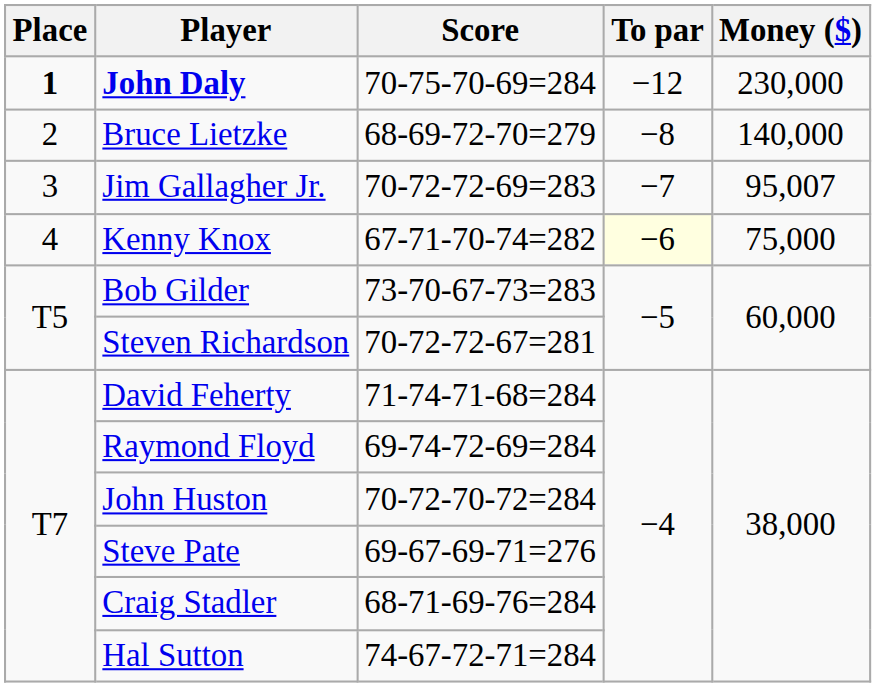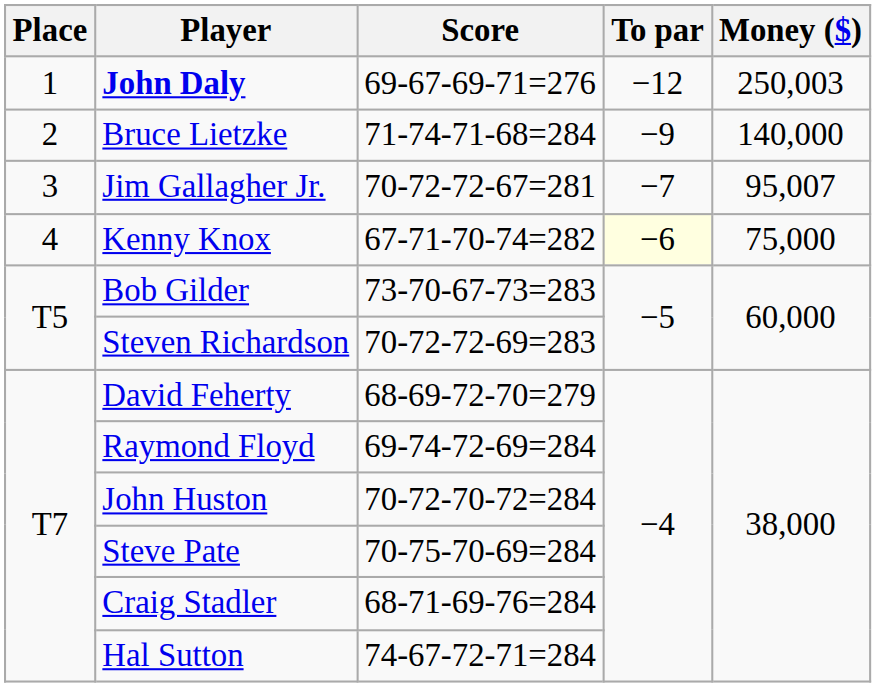(50, 82) bold -> (50, 82) normal
(480, 82) 70-75-70-69=284 -> (480, 82) 69-67-69-71=276
(790, 82) 230,000 -> (790, 82) 250,003
(480, 134) 68-69-72-70=279 -> (480, 134) 71-74-71-68=284
(657, 134) −8 -> (657, 134) −9
(480, 186) 70-72-72-69=283 -> (480, 186) 70-72-72-67=281
(480, 342) 70-72-72-67=281 -> (480, 342) 70-72-72-69=283
(480, 394) 71-74-71-68=284 -> (480, 394) 68-69-72-70=279
(480, 550) 69-67-69-71=276 -> (480, 550) 70-75-70-69=284
